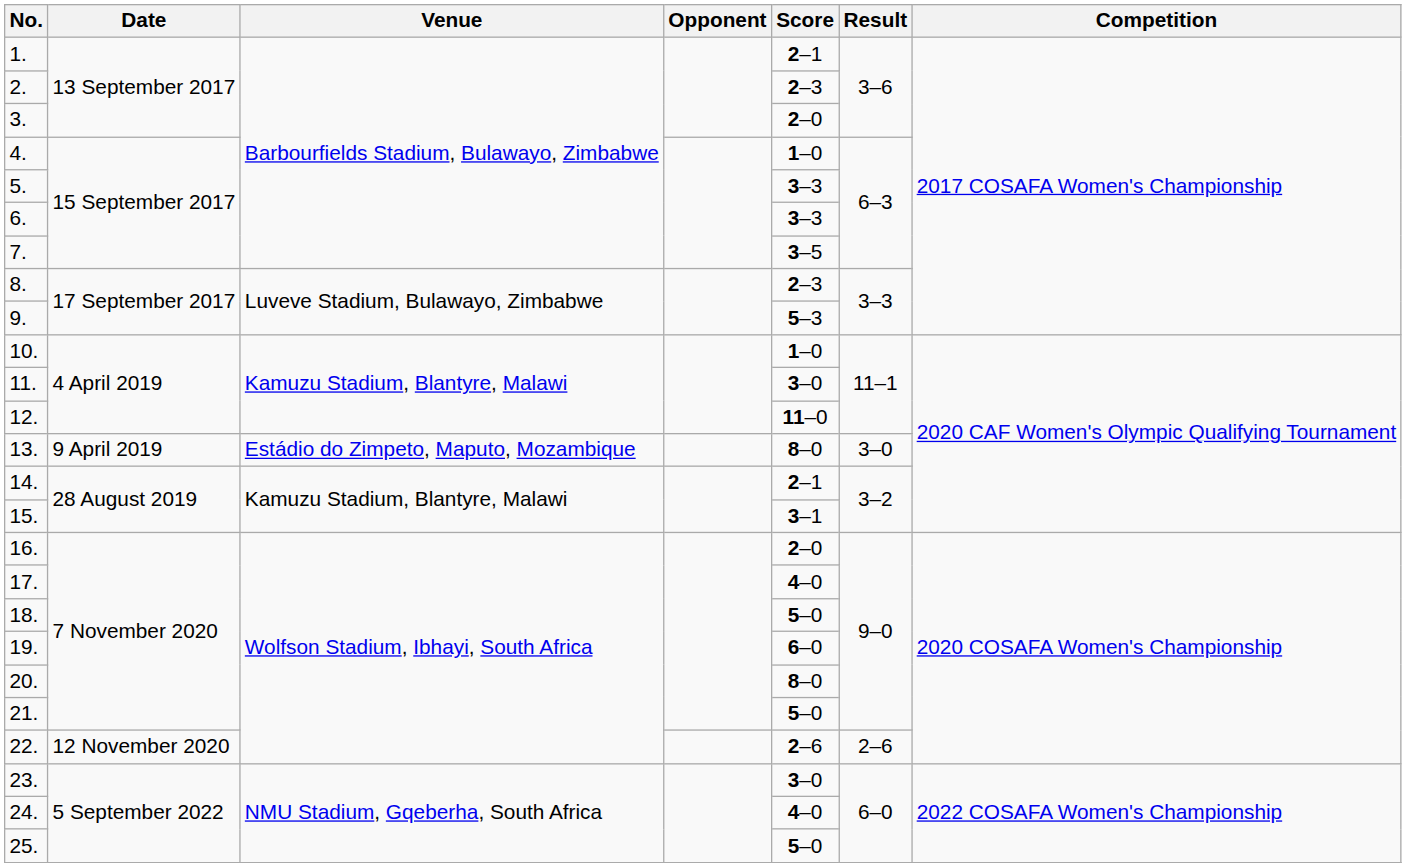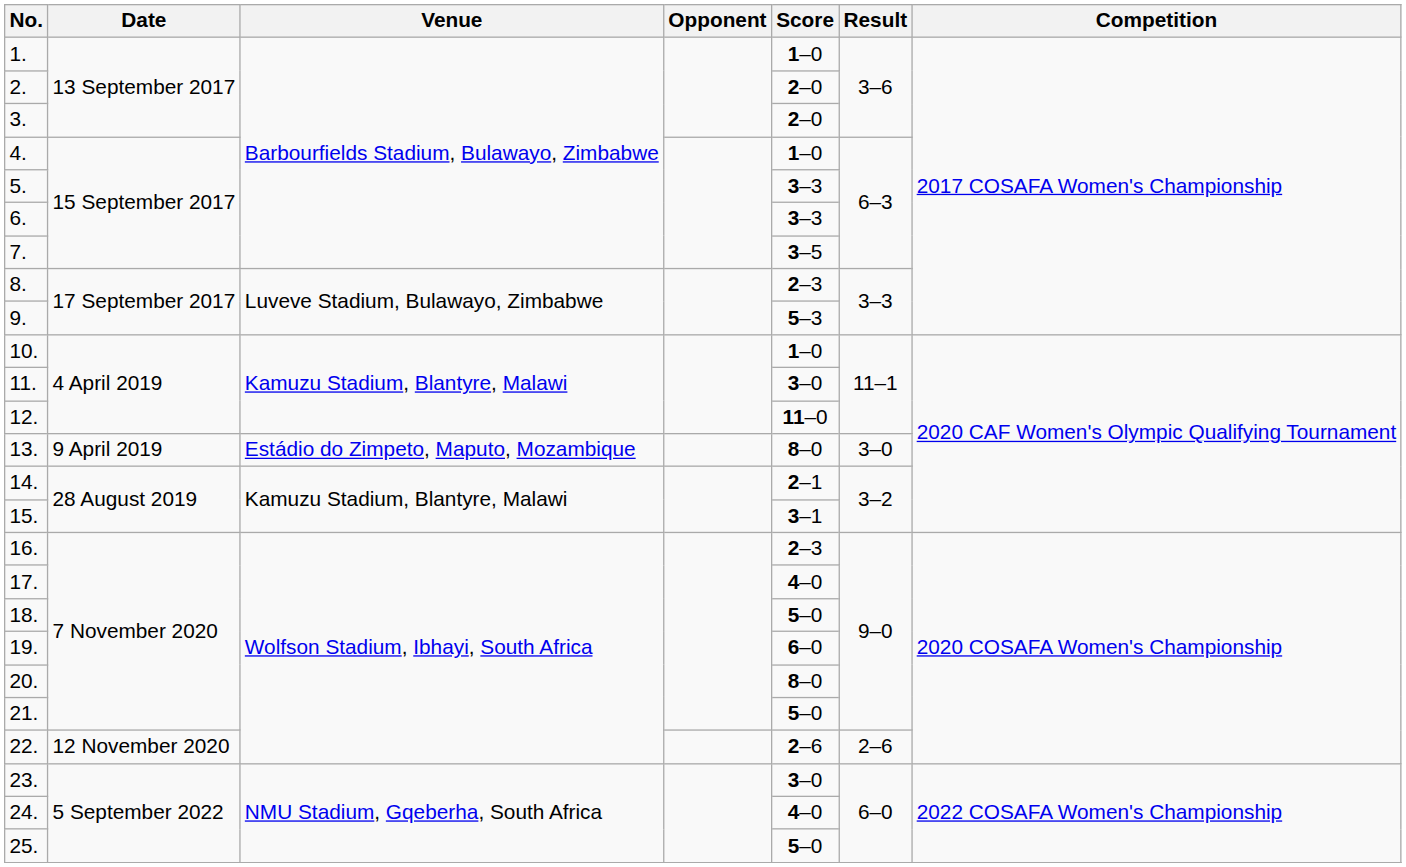(805, 53) 2–1 -> (805, 53) 1–0
(805, 86) 2–3 -> (805, 86) 2–0
(805, 548) 2–0 -> (805, 548) 2–3
